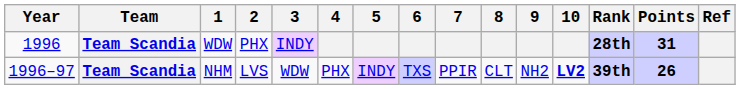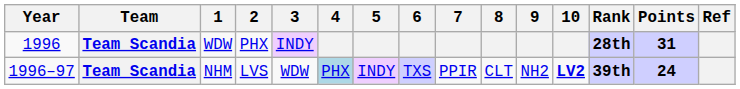(336, 71) no background -> (336, 71) lightblue background
(667, 71) 26 -> (667, 71) 24
